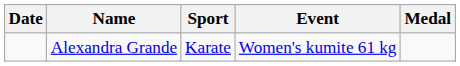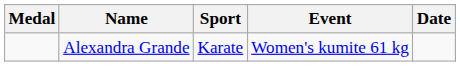columns swapped: (428, 18) <-> (26, 18)
